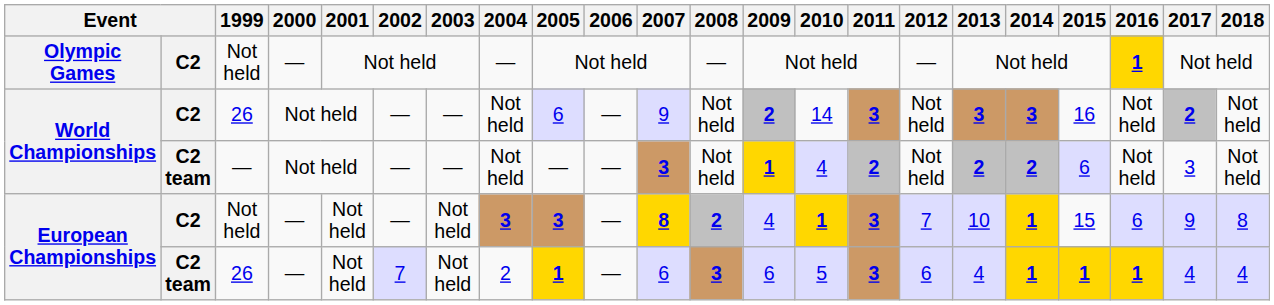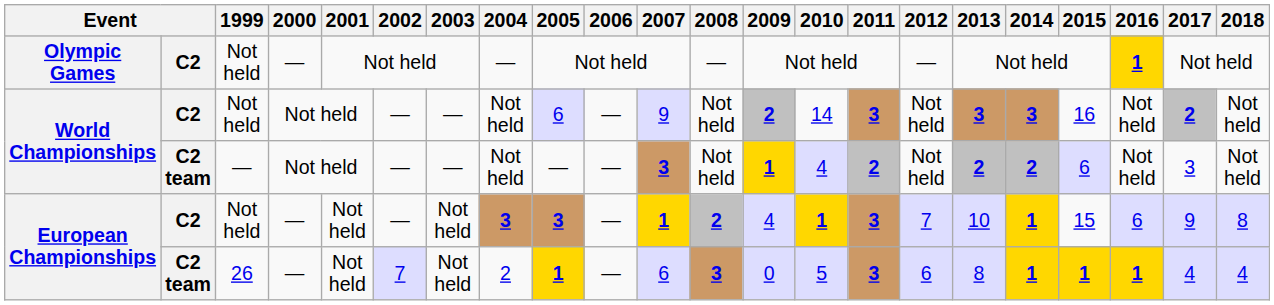(242, 115) 26 -> (242, 115) Not held
(664, 220) 8 -> (664, 220) 1
(769, 273) 6 -> (769, 273) 0
(979, 273) 4 -> (979, 273) 8
